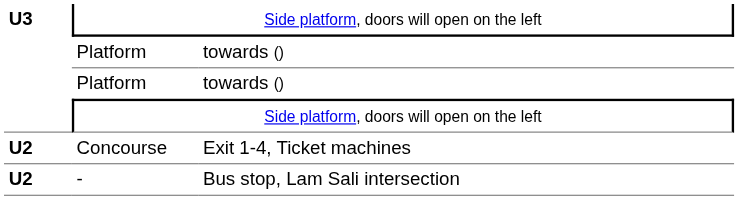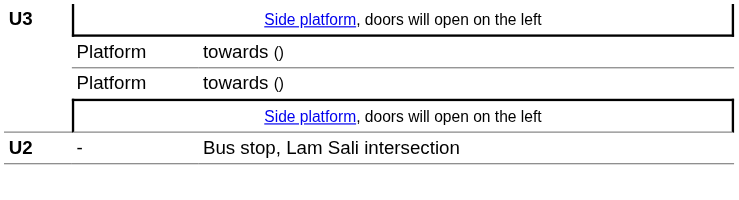- row: (122, 147)
